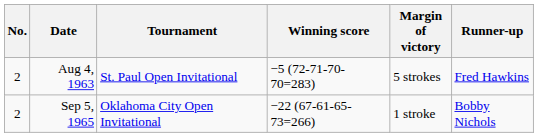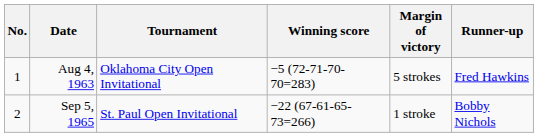(17, 76) 2 -> (17, 76) 1
(169, 76) St. Paul Open Invitational -> (157, 76) Oklahoma City Open Invitational
(157, 114) Oklahoma City Open Invitational -> (169, 114) St. Paul Open Invitational
